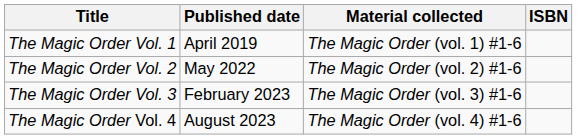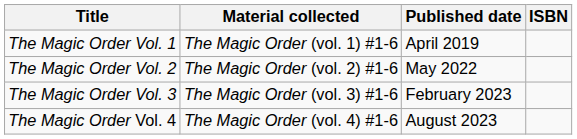columns swapped: (415, 17) <-> (242, 17)
